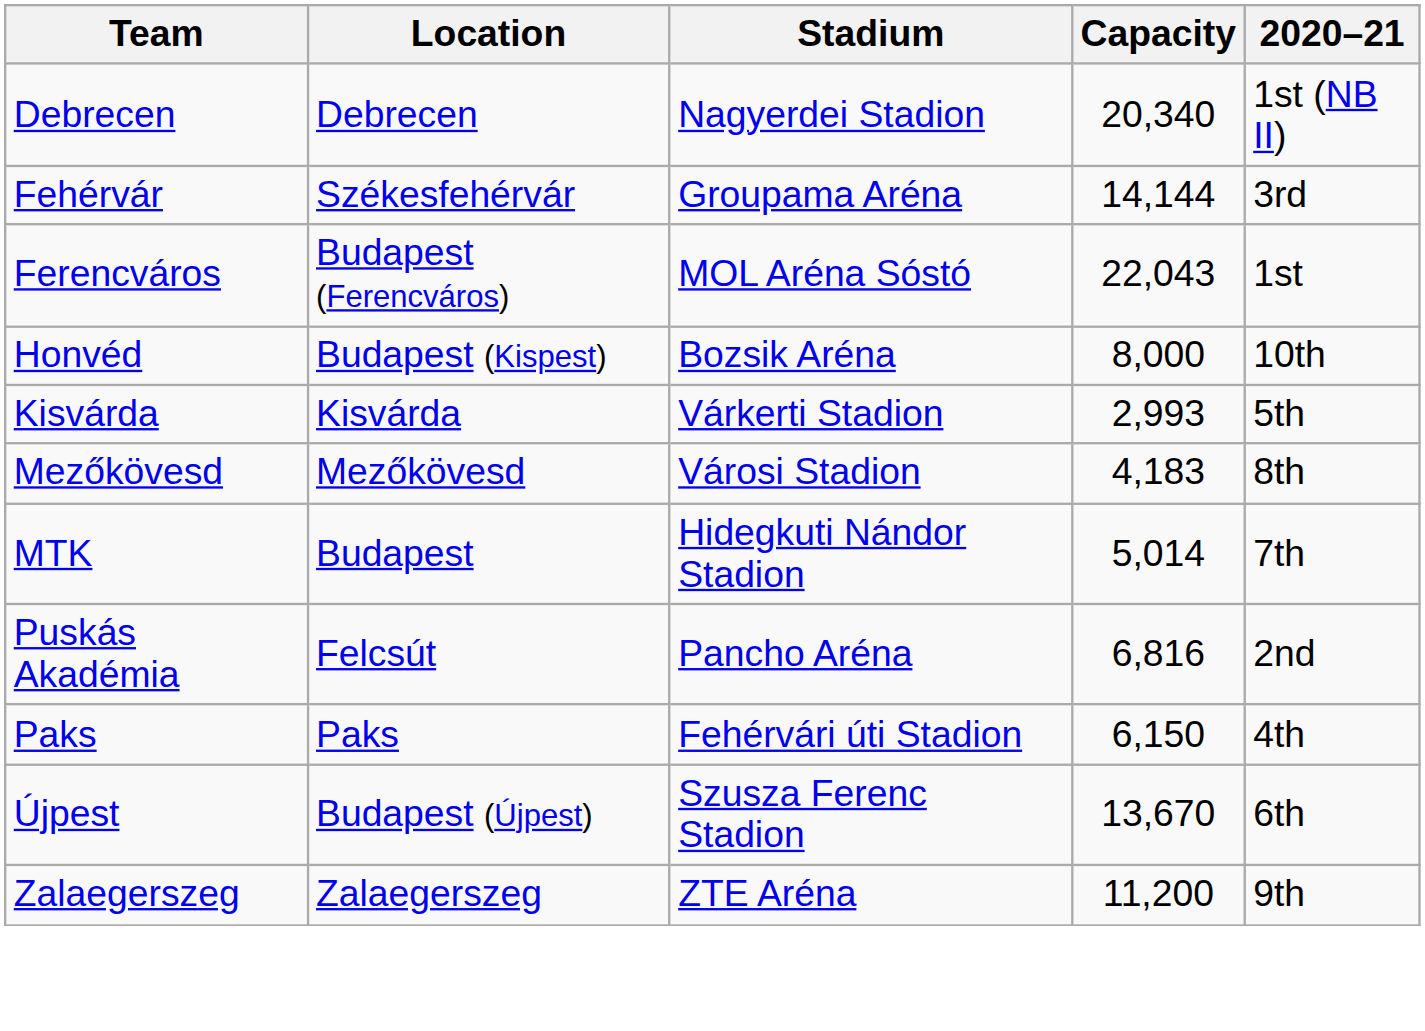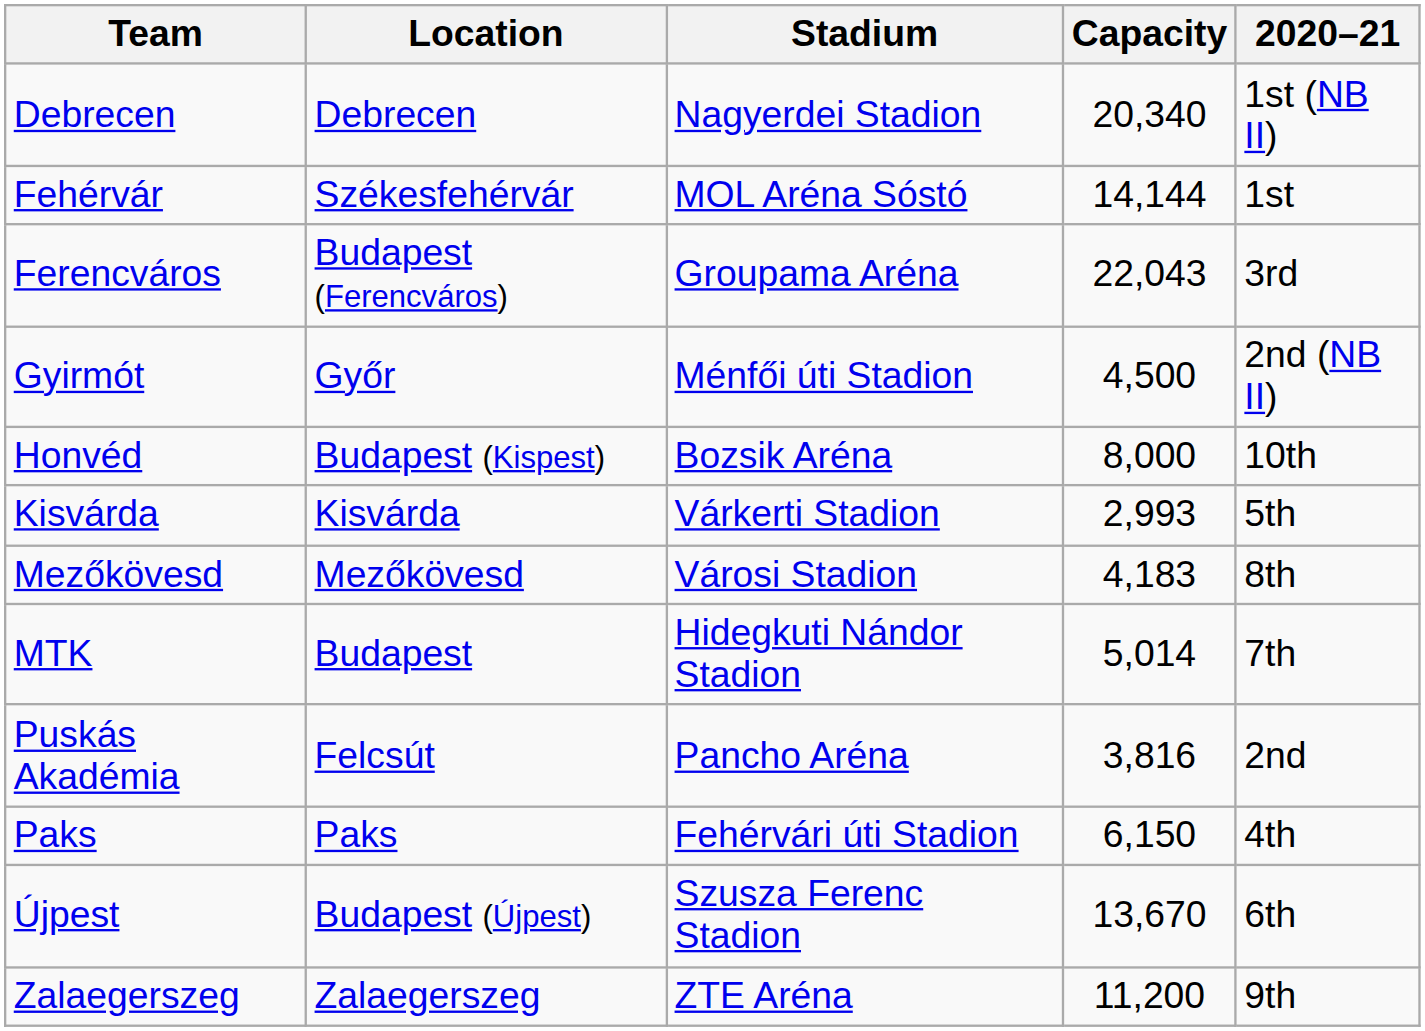(820, 194) Groupama Aréna -> (821, 194) MOL Aréna Sóstó
(1280, 194) 3rd -> (1269, 194) 1st
(825, 274) MOL Aréna Sóstó -> (817, 274) Groupama Aréna
(1278, 274) 1st -> (1271, 274) 3rd
+ row: (79, 375)
(1158, 653) 6,816 -> (1149, 754) 3,816
